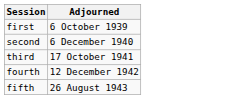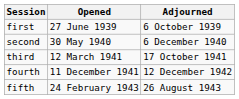+ column: (94, 12)
